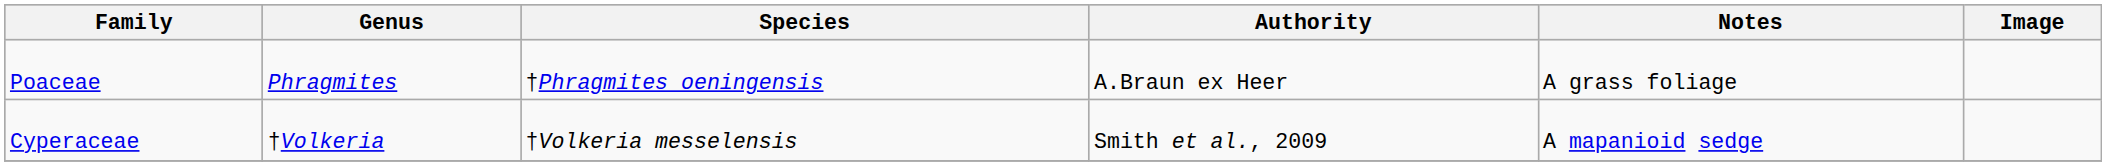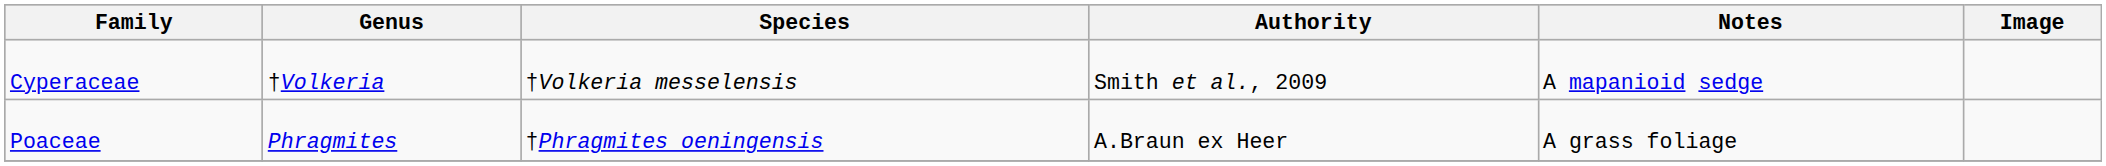rows swapped: (75, 143) <-> (55, 82)
